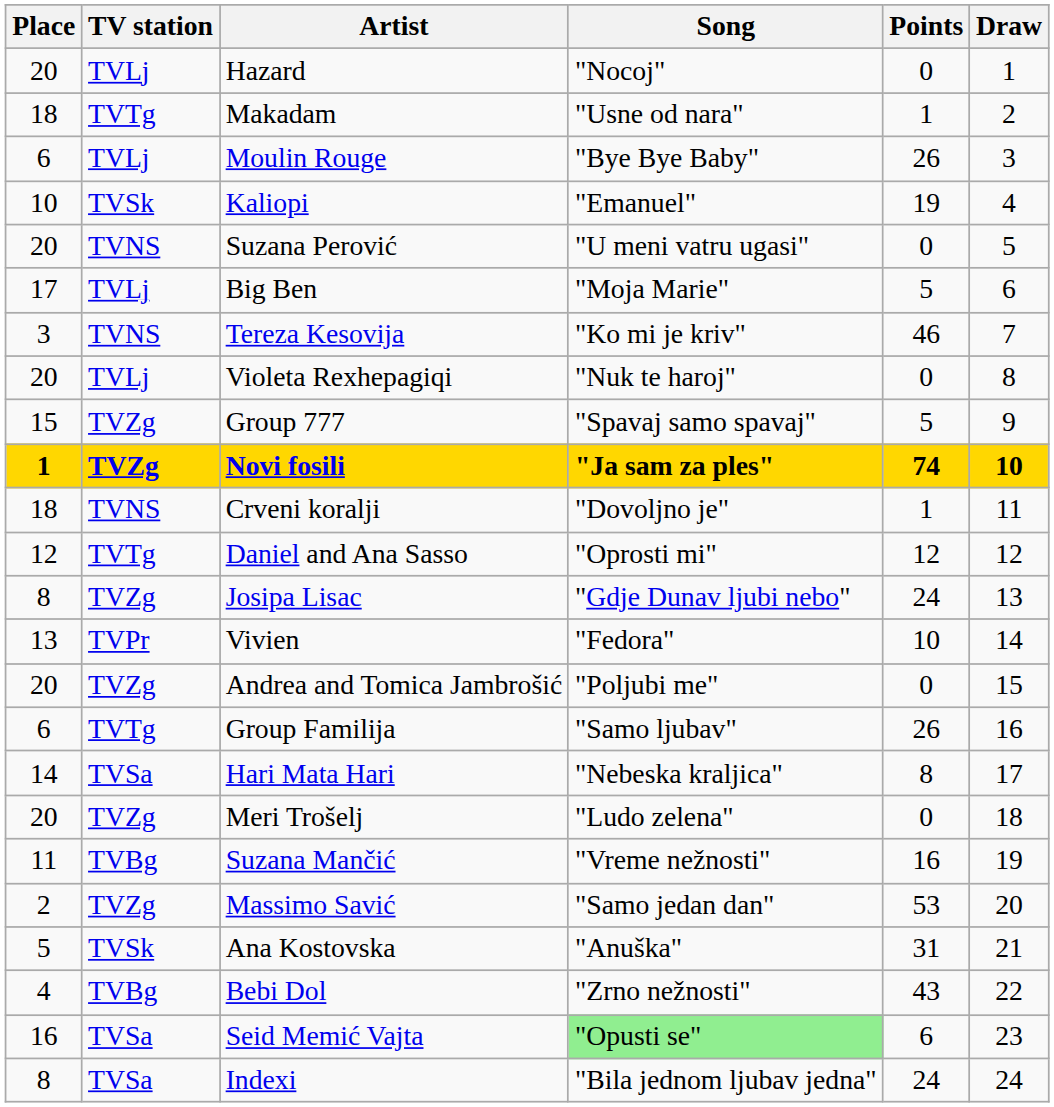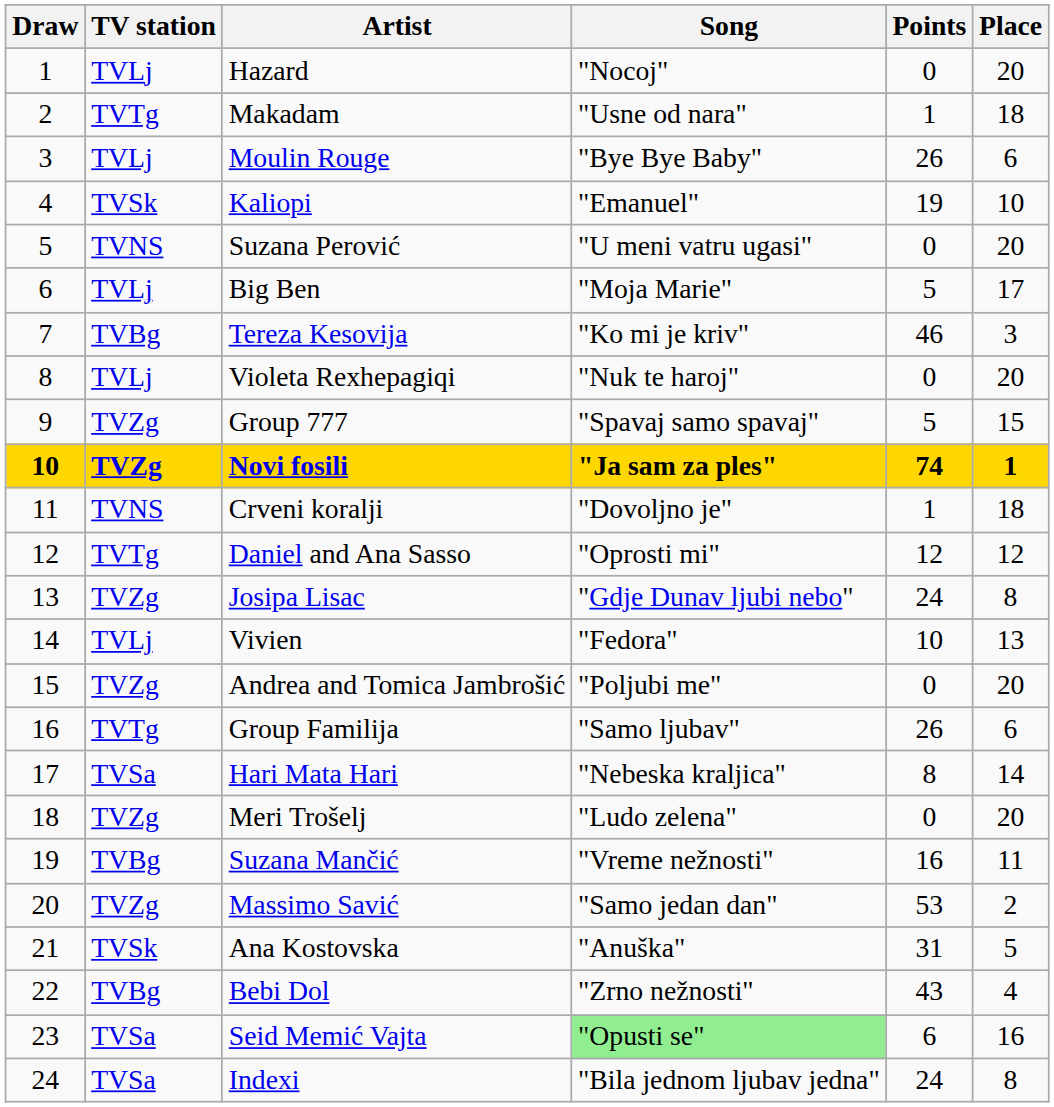columns swapped: (1009, 26) <-> (44, 26)
(124, 333) TVNS -> (126, 333) TVBg
(119, 641) TVPr -> (122, 641) TVLj
